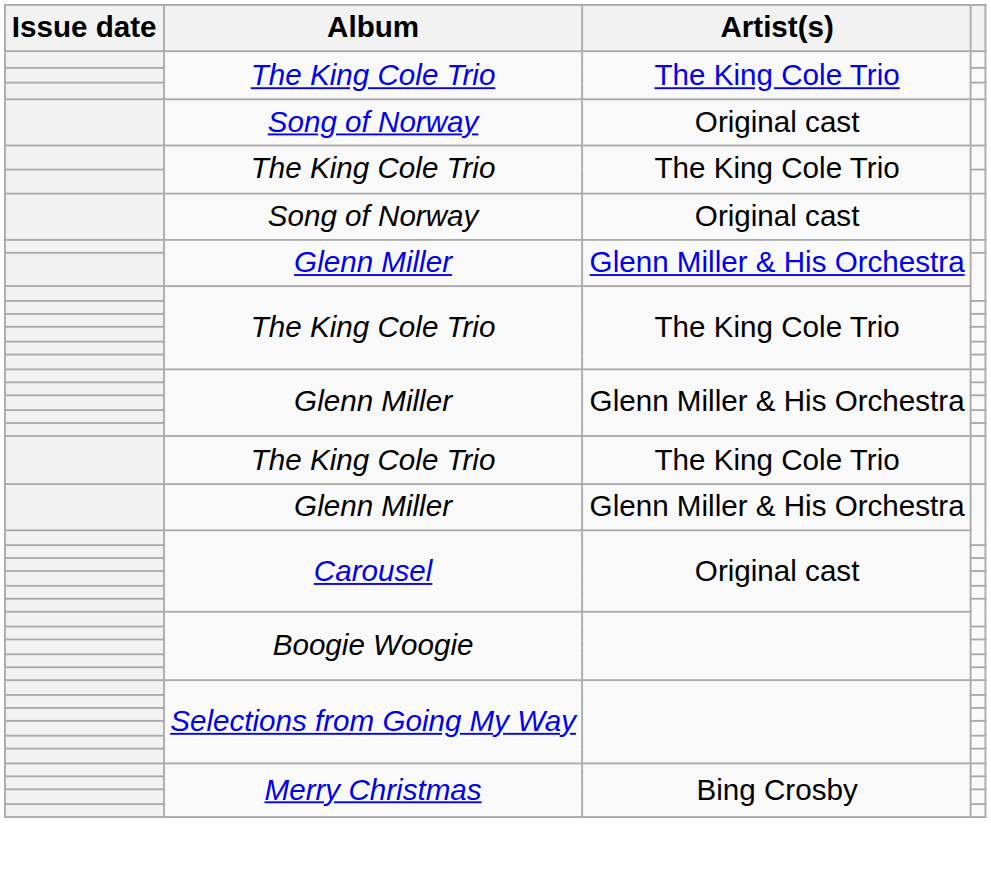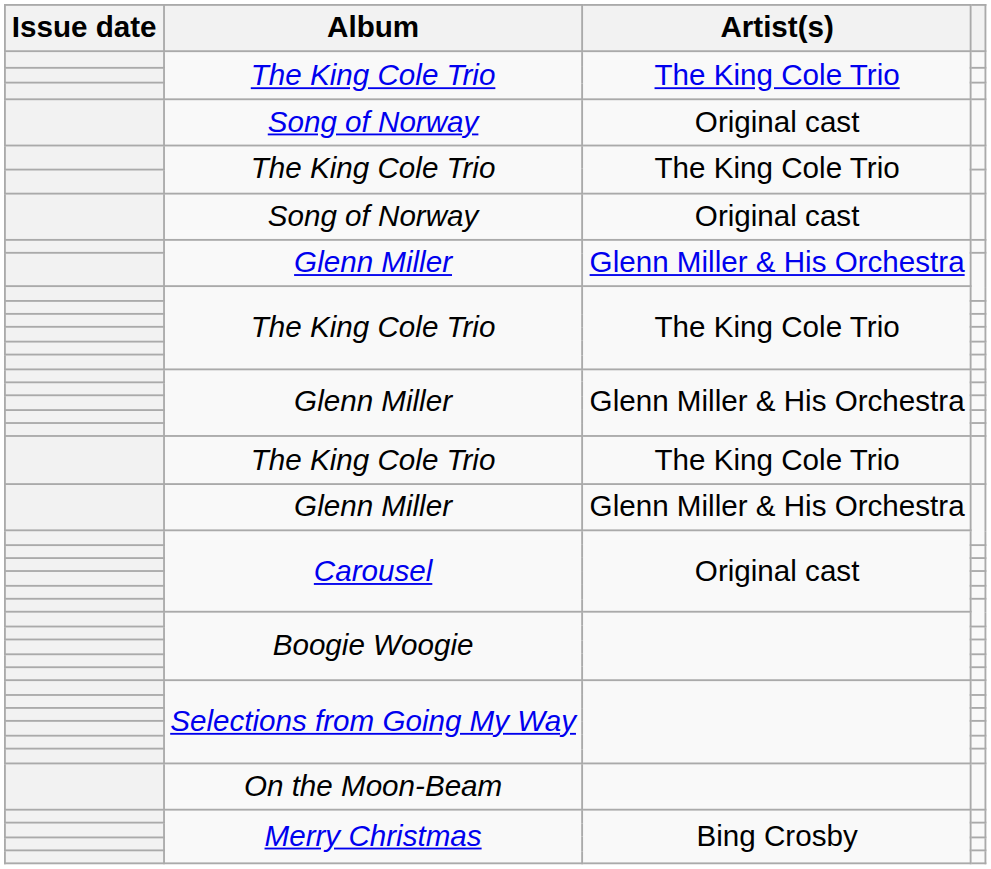+ row: (373, 785)
